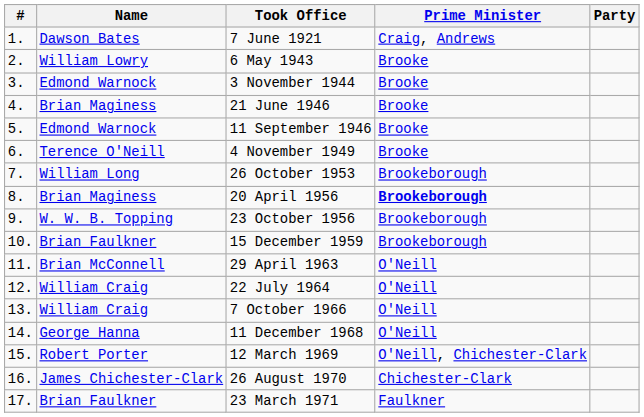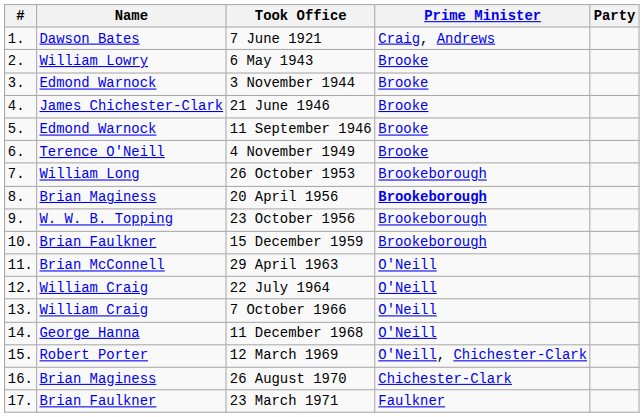(98, 107) Brian Maginess -> (131, 107) James Chichester-Clark
(131, 379) James Chichester-Clark -> (98, 379) Brian Maginess
